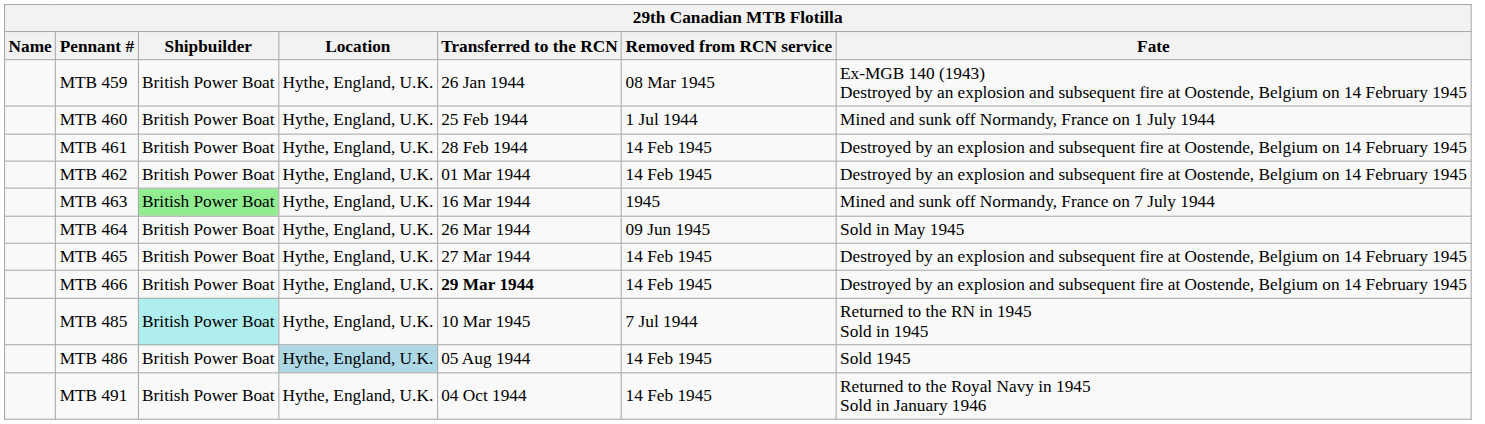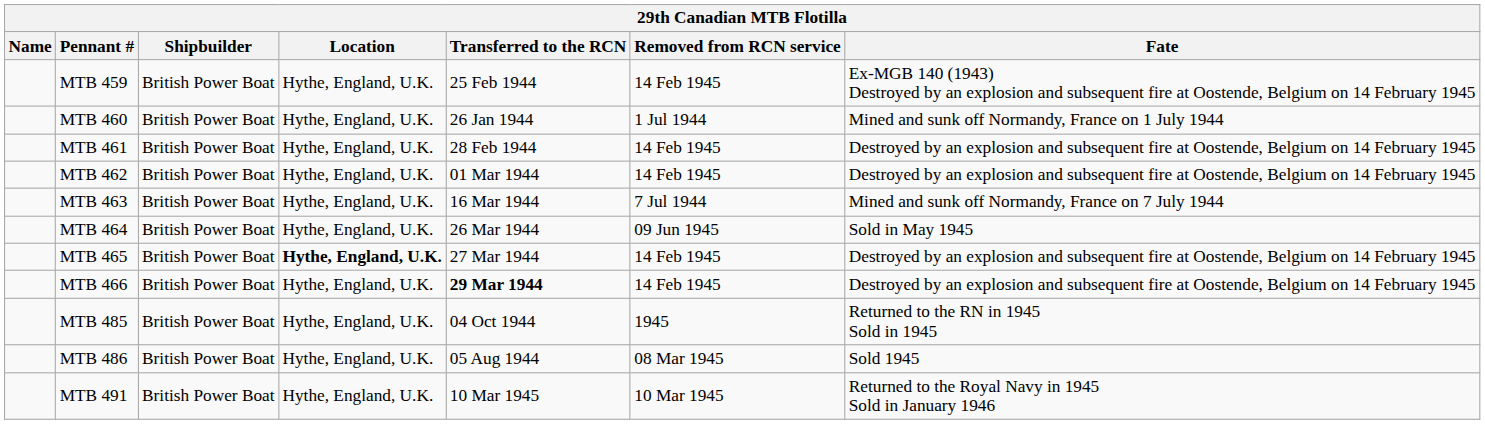(483, 82) 26 Jan 1944 -> (493, 82) 25 Feb 1944
(670, 82) 08 Mar 1945 -> (677, 82) 14 Feb 1945
(484, 119) 25 Feb 1944 -> (492, 119) 26 Jan 1944
(208, 202) lightgreen background -> (208, 202) no background
(643, 202) 1945 -> (670, 202) 7 Jul 1944
(358, 256) normal -> (362, 256) bold
(208, 321) paleturquoise background -> (208, 321) no background
(486, 321) 10 Mar 1945 -> (493, 321) 04 Oct 1944
(662, 321) 7 Jul 1944 -> (652, 321) 1945
(358, 358) lightblue background -> (358, 358) no background
(669, 358) 14 Feb 1945 -> (679, 358) 08 Mar 1945
(484, 395) 04 Oct 1944 -> (495, 395) 10 Mar 1945
(669, 395) 14 Feb 1945 -> (679, 395) 10 Mar 1945
